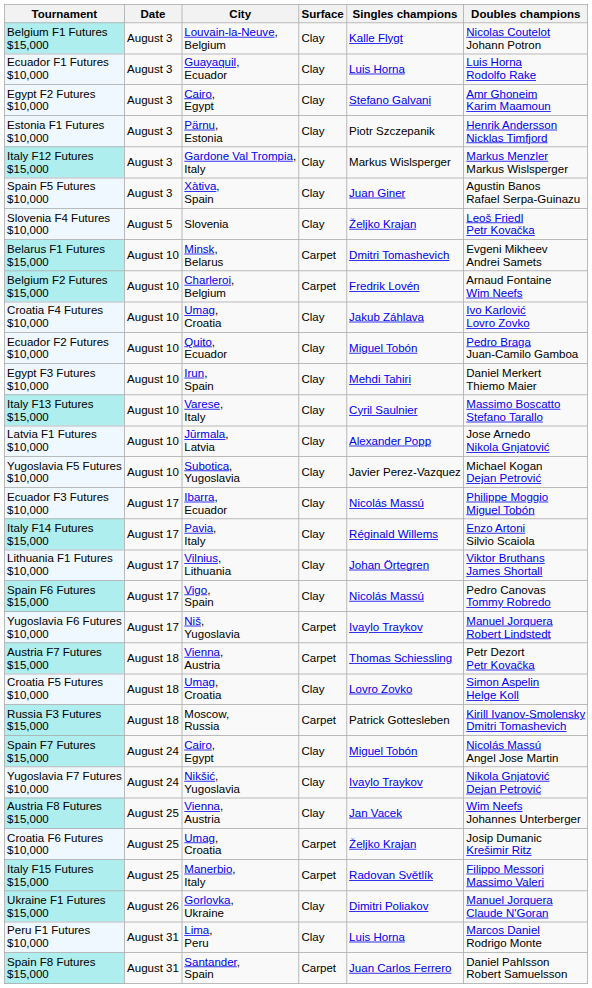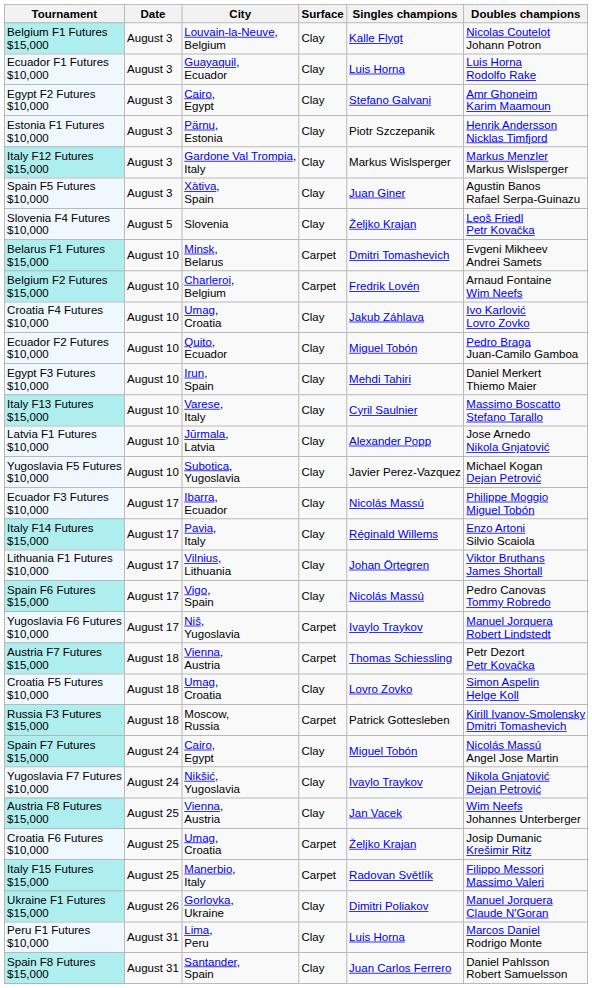(319, 968) Carpet -> (313, 968) Clay
